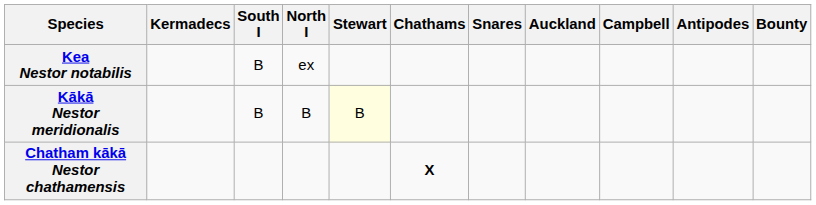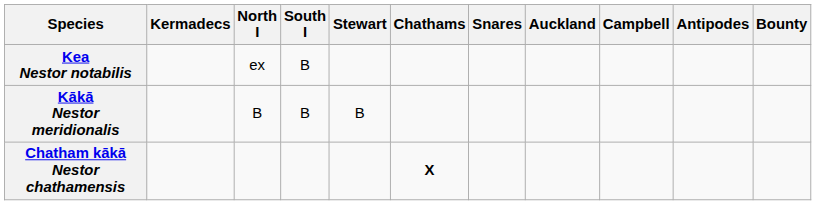columns swapped: (306, 24) <-> (258, 24)
(360, 113) lightyellow background -> (360, 113) no background
